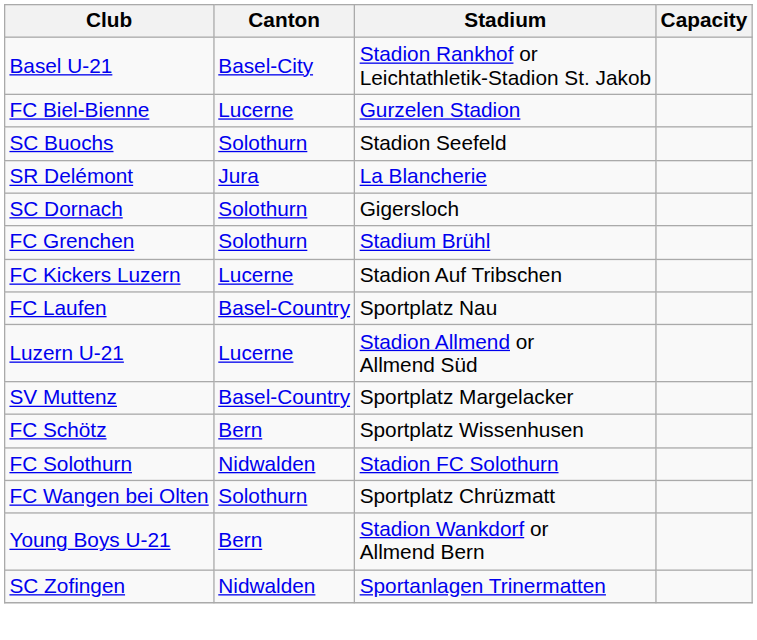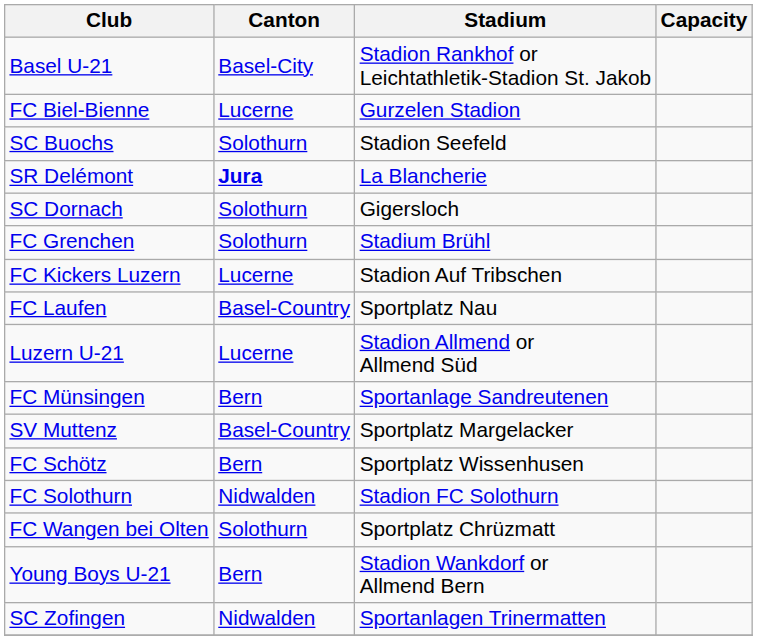(239, 176) normal -> (240, 176) bold
+ row: (77, 397)
